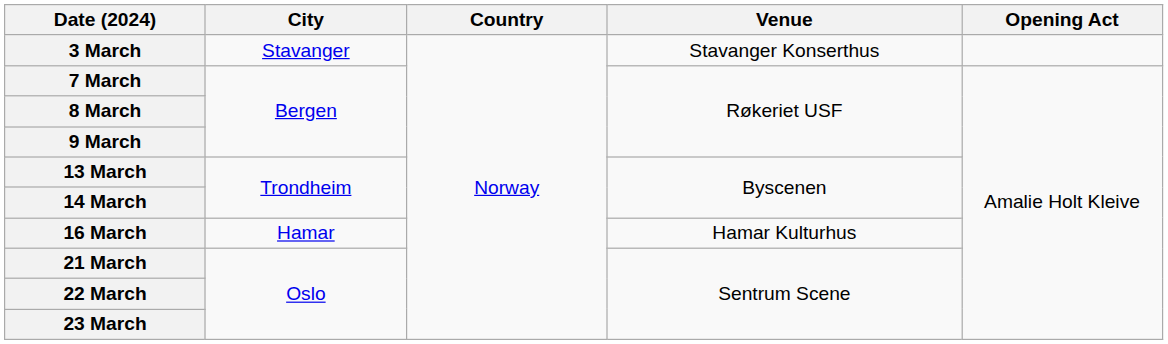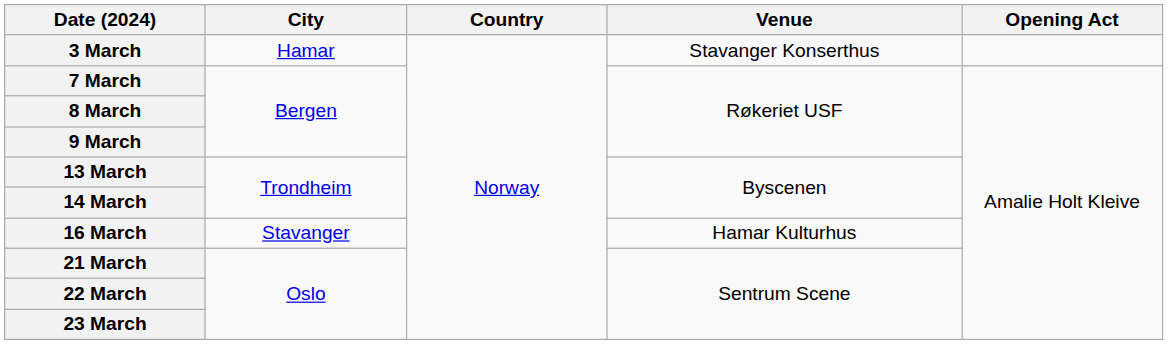(306, 50) Stavanger -> (306, 50) Hamar
(306, 232) Hamar -> (306, 232) Stavanger
